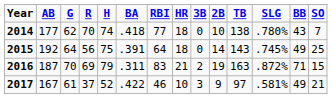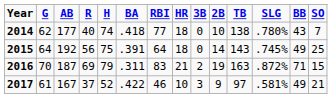columns swapped: (70, 13) <-> (48, 13)
(88, 31) 70 -> (88, 31) 40
